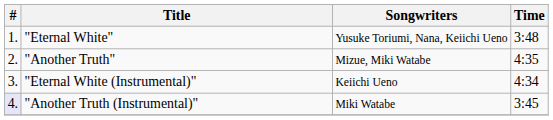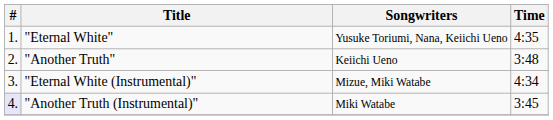(526, 37) 3:48 -> (526, 37) 4:35
(383, 60) Mizue, Miki Watabe -> (366, 60) Keiichi Ueno
(526, 59) 4:35 -> (526, 59) 3:48
(366, 82) Keiichi Ueno -> (383, 82) Mizue, Miki Watabe
